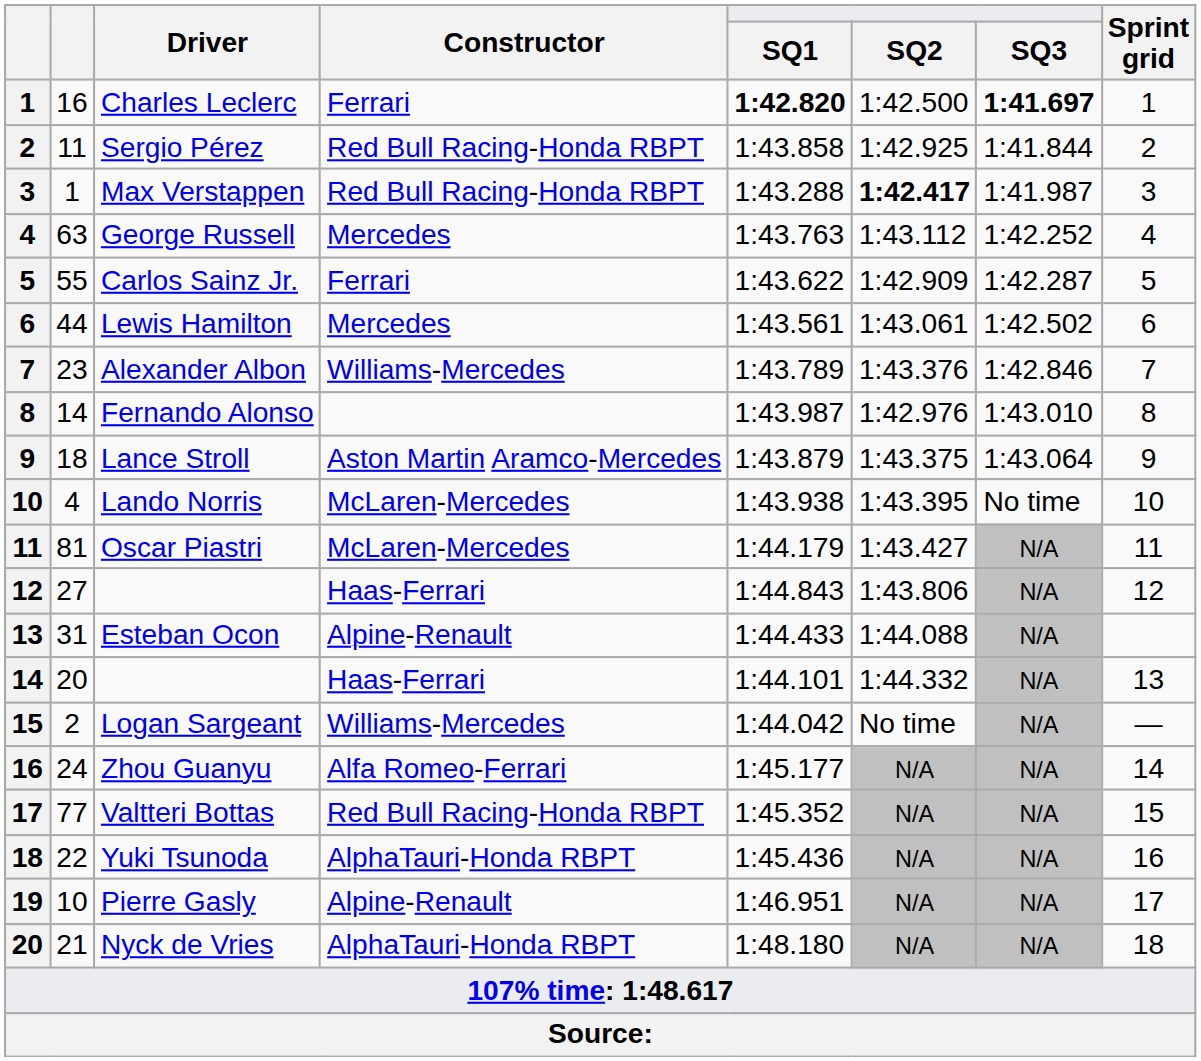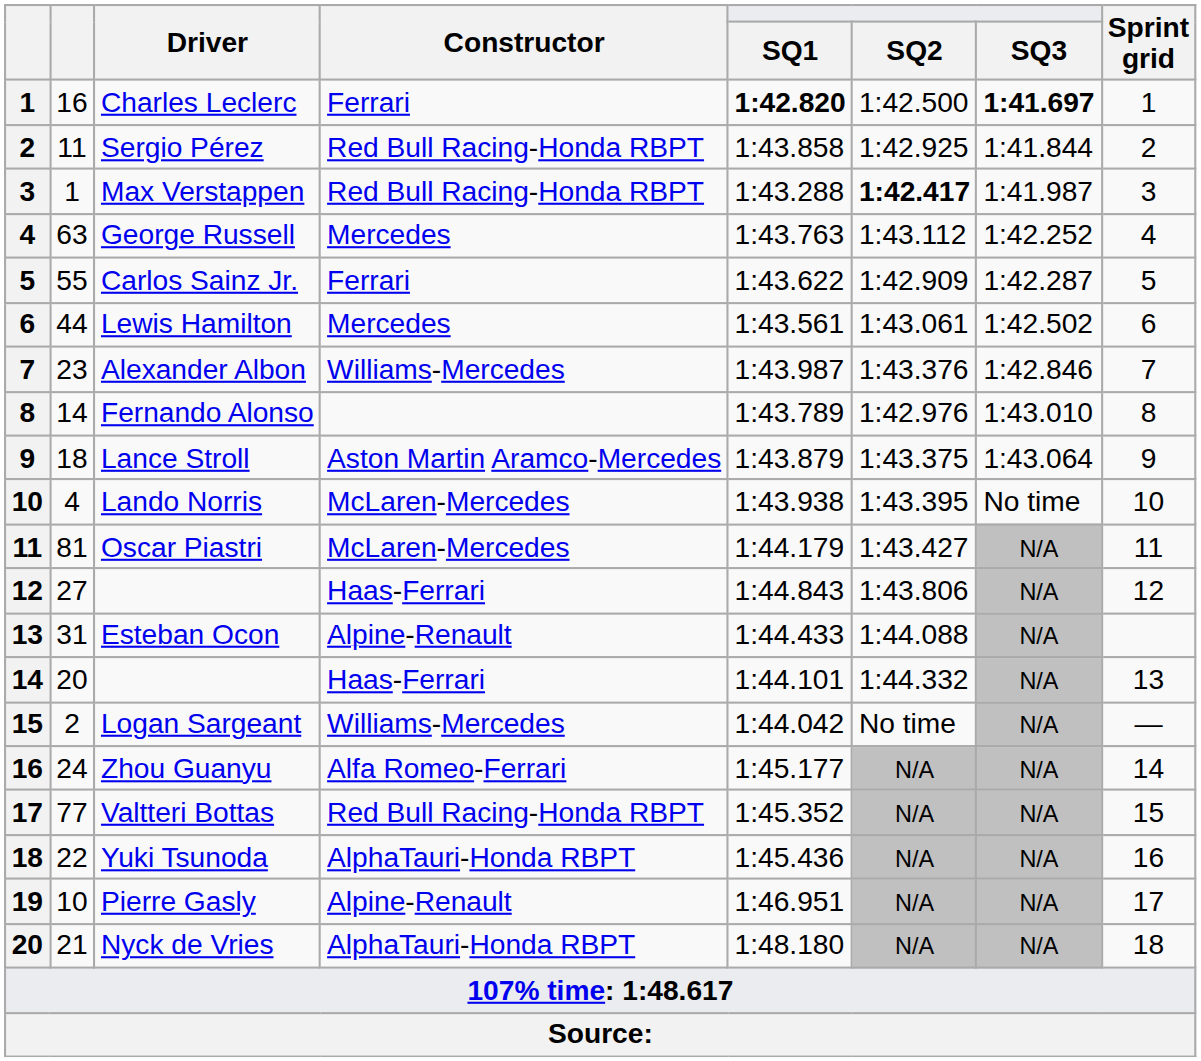(789, 368) 1:43.789 -> (789, 368) 1:43.987
(789, 413) 1:43.987 -> (789, 413) 1:43.789
